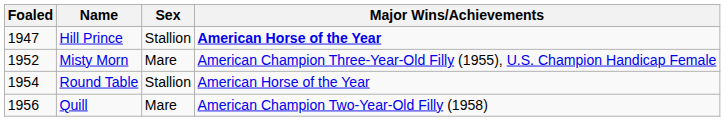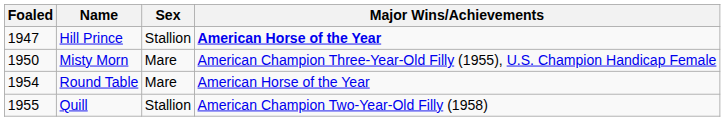(23, 60) 1952 -> (23, 60) 1950
(168, 82) Stallion -> (161, 82) Mare
(23, 104) 1956 -> (23, 104) 1955
(161, 104) Mare -> (168, 104) Stallion
